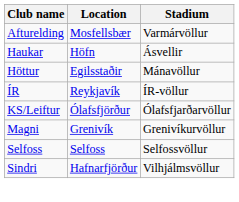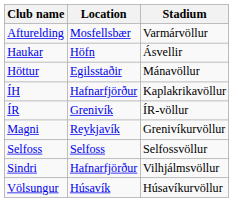+ row: (14, 91)
(95, 91) Reykjavík -> (91, 110) Grenivík
- row: (34, 110)
(91, 129) Grenivík -> (95, 129) Reykjavík
+ row: (33, 187)
